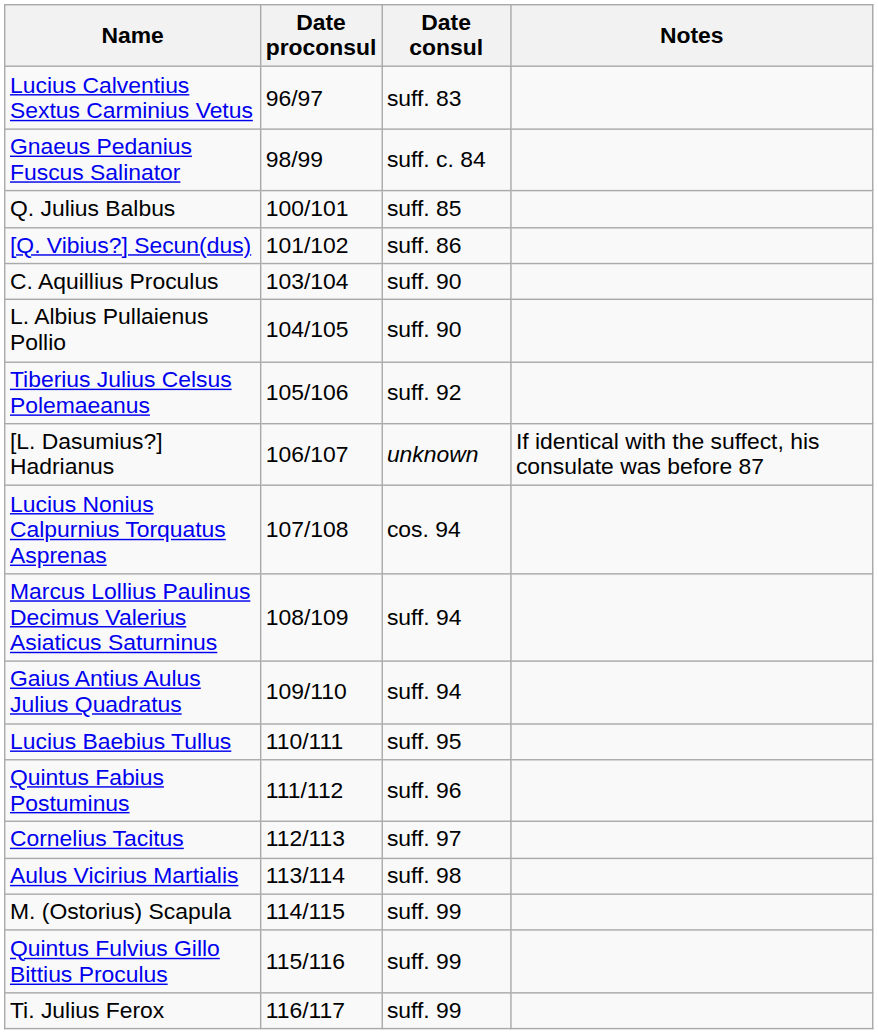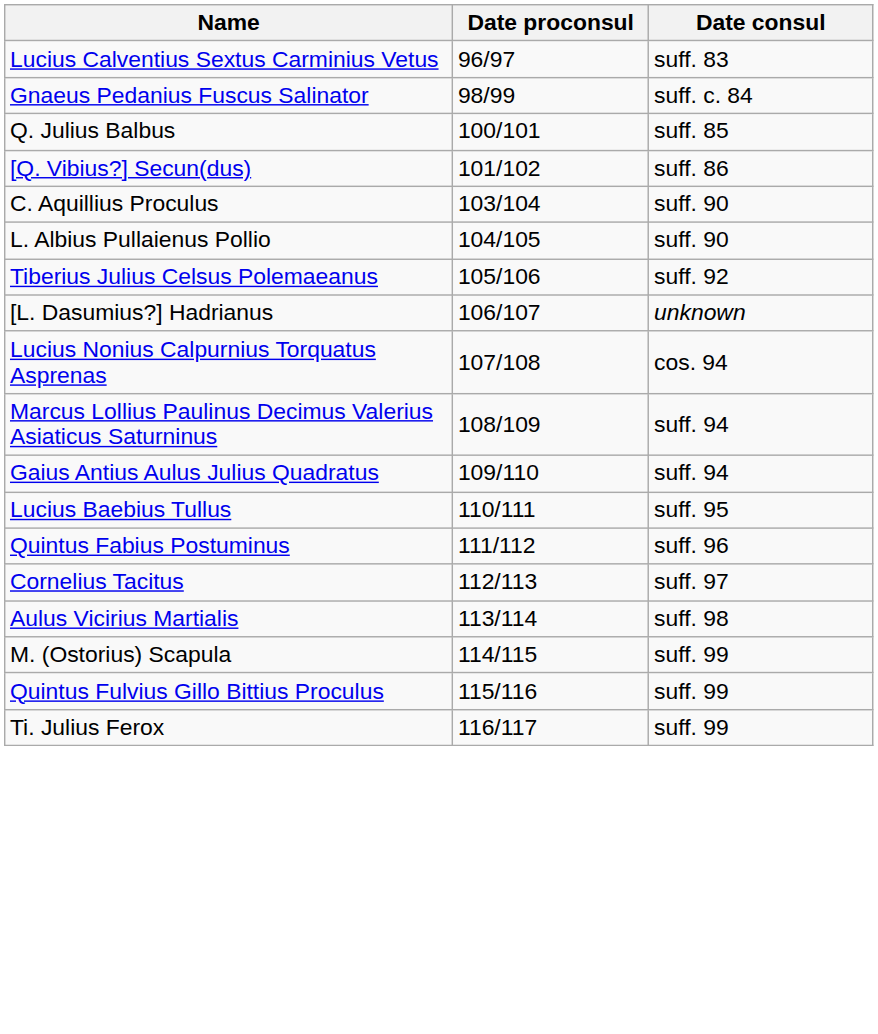- column: (692, 35)
